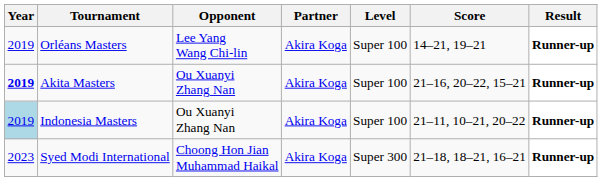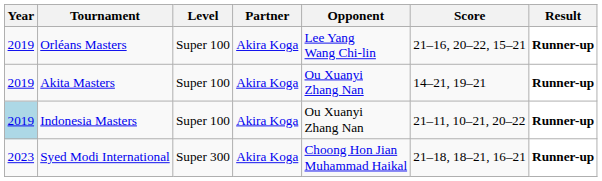columns swapped: (380, 15) <-> (227, 15)
(450, 45) 14–21, 19–21 -> (470, 45) 21–16, 20–22, 15–21
(21, 82) bold -> (21, 82) normal
(470, 82) 21–16, 20–22, 15–21 -> (450, 82) 14–21, 19–21
